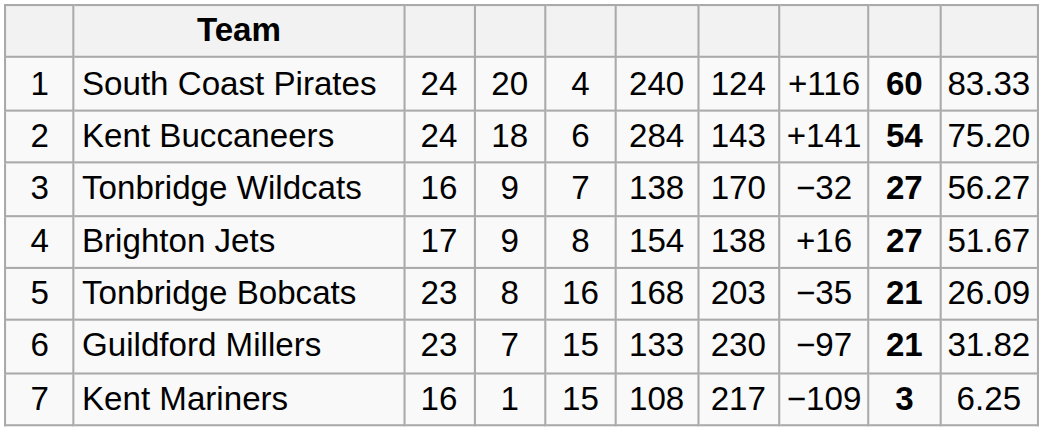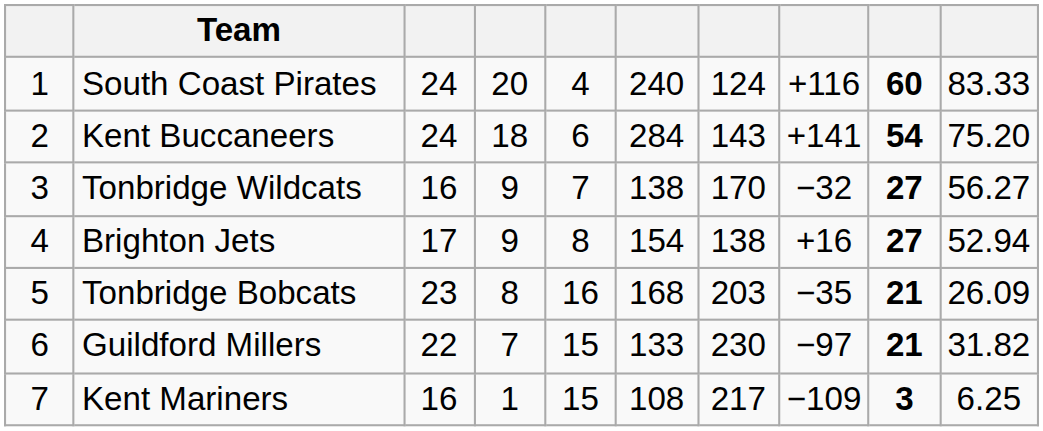(989, 240) 51.67 -> (989, 240) 52.94
(439, 345) 23 -> (439, 345) 22
